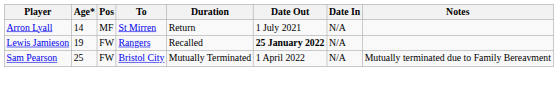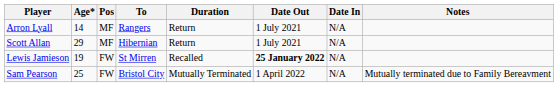(137, 27) St Mirren -> (134, 27) Rangers
+ row: (28, 43)
(134, 43) Rangers -> (137, 58) St Mirren
